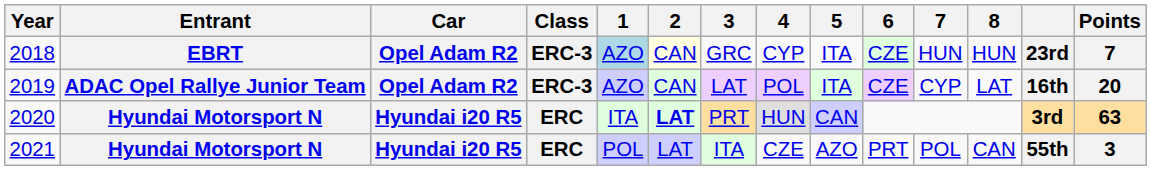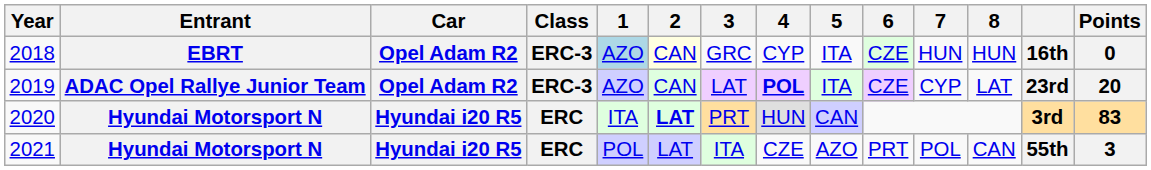(1047, 53) 23rd -> (1047, 53) 16th
(1110, 53) 7 -> (1110, 53) 0
(783, 85) normal -> (783, 85) bold
(1047, 85) 16th -> (1047, 85) 23rd
(1110, 117) 63 -> (1110, 117) 83
